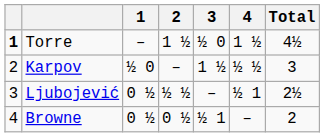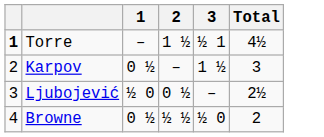- column: (247, 17)
(212, 43) ½ 0 -> (212, 43) ½ 1
(141, 68) ½ 0 -> (141, 68) 0 ½
(141, 94) 0 ½ -> (141, 94) ½ 0
(176, 94) ½ ½ -> (176, 94) 0 ½
(176, 119) 0 ½ -> (176, 119) ½ ½
(212, 119) ½ 1 -> (212, 119) ½ 0
